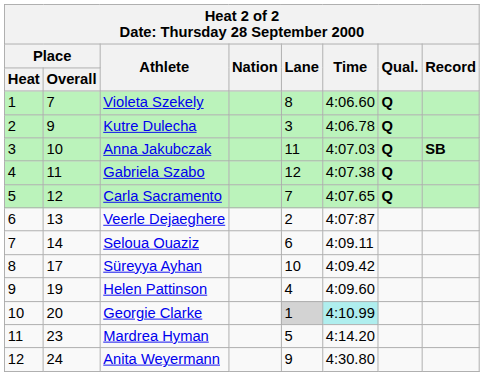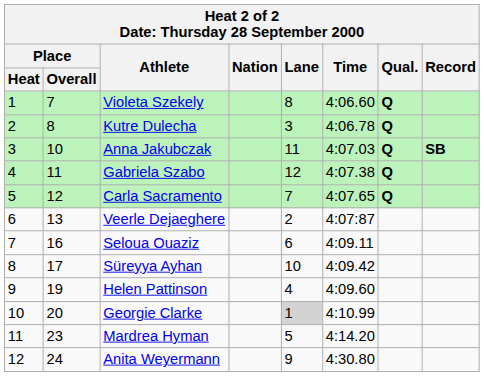(51, 126) 9 -> (51, 126) 8
(55, 242) 14 -> (55, 242) 16
(350, 312) paleturquoise background -> (350, 312) no background
